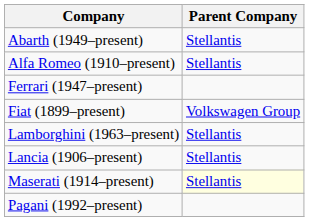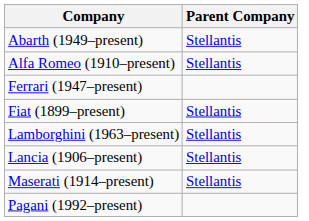(243, 110) Volkswagen Group -> (214, 110) Stellantis
(214, 181) lightyellow background -> (214, 181) no background
